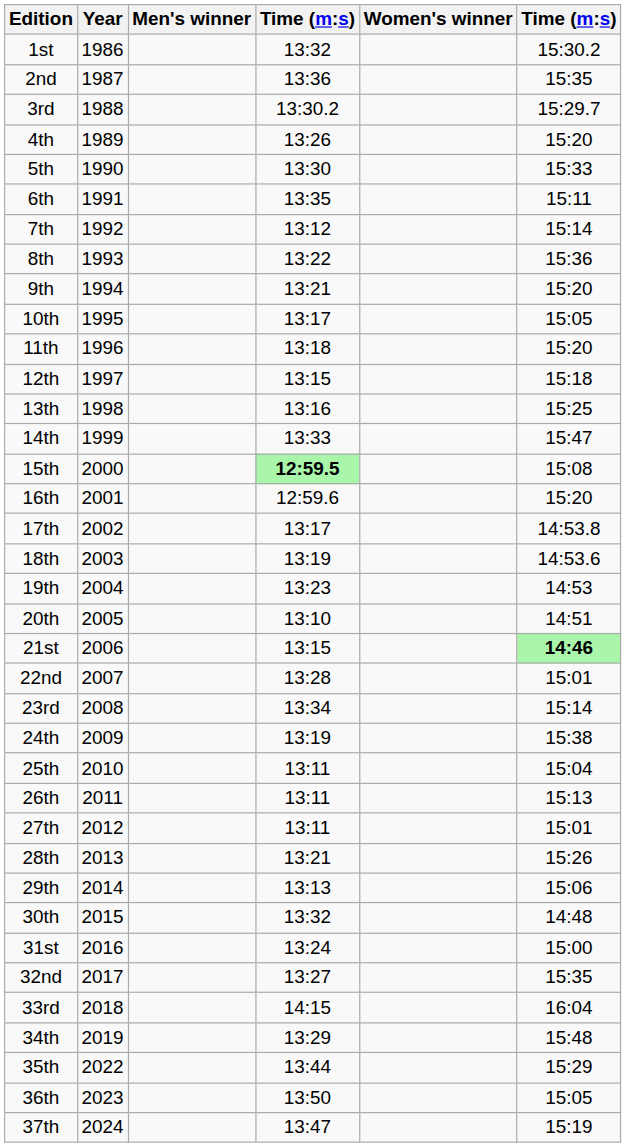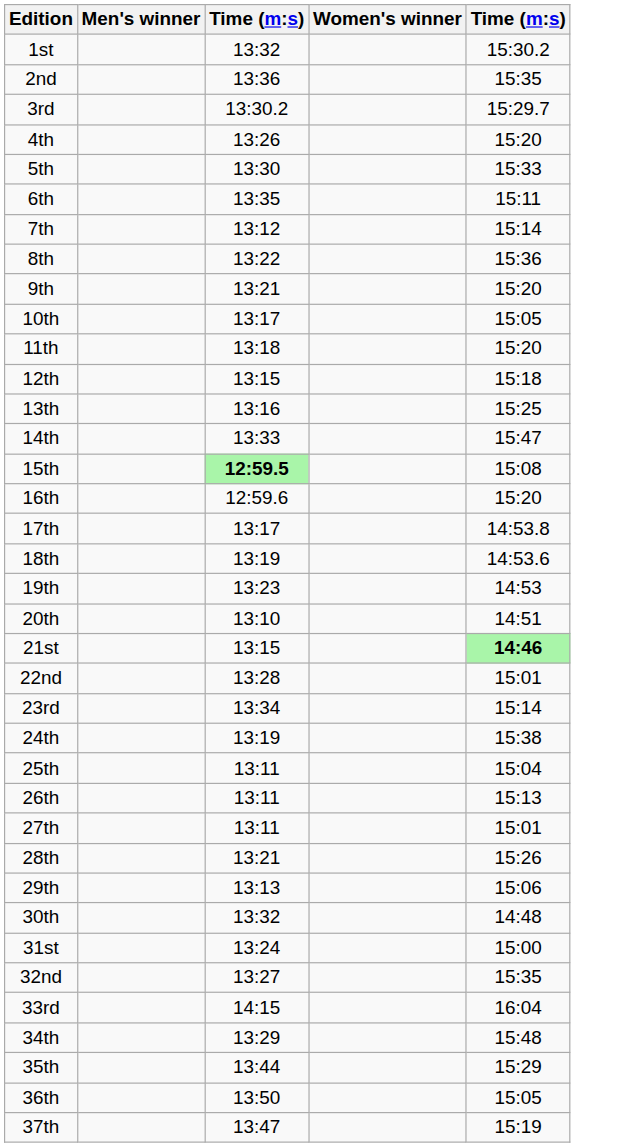- column: (103, 19)
